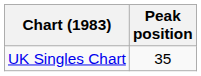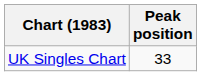(163, 58) 35 -> (163, 58) 33
